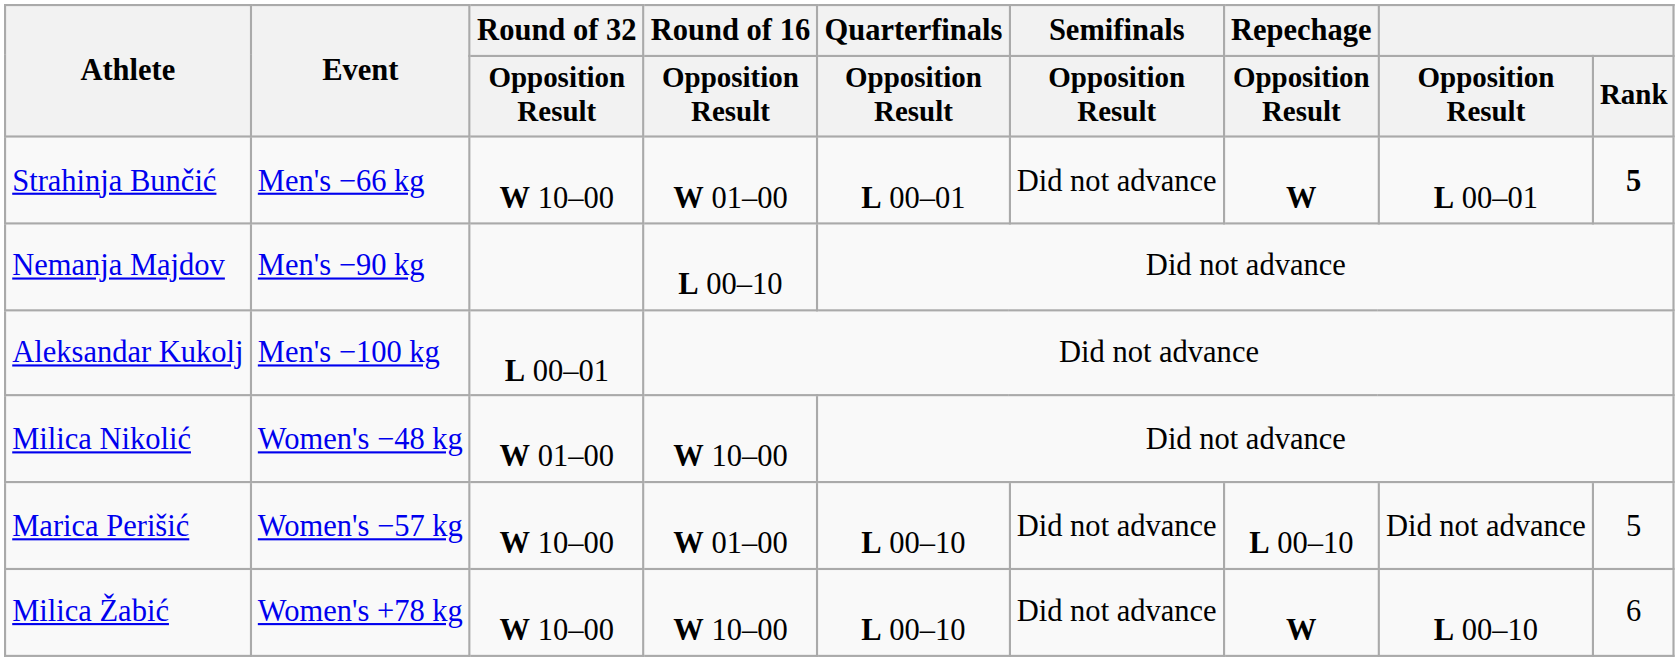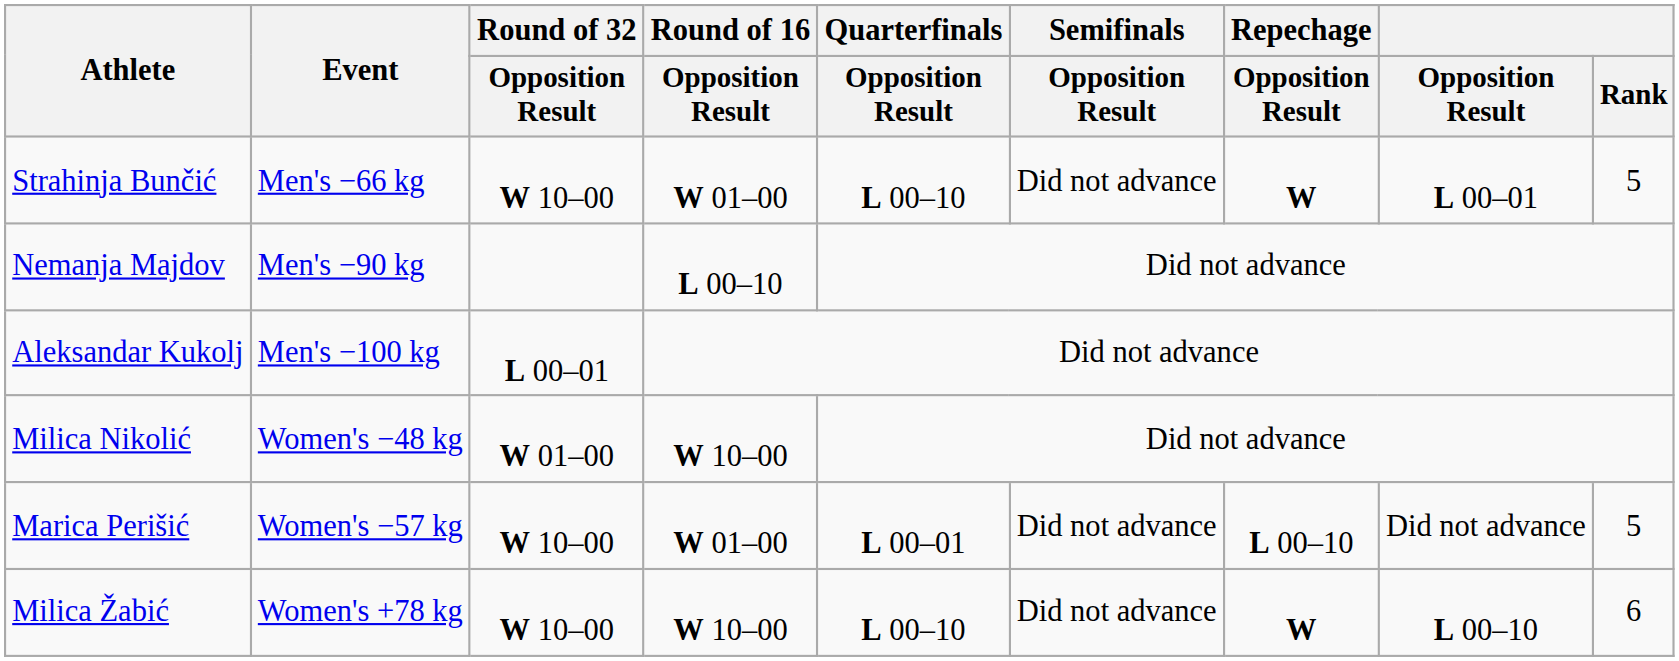(913, 198) L 00–01 -> (913, 198) L 00–10
(1634, 179) bold -> (1634, 179) normal
(913, 543) L 00–10 -> (913, 543) L 00–01
